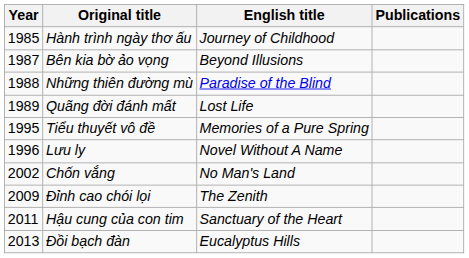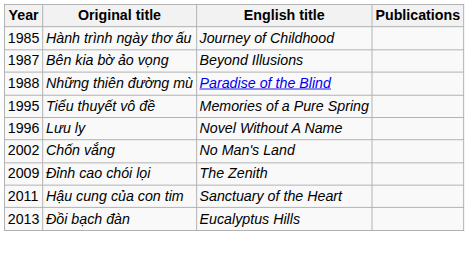- row: (111, 106)
